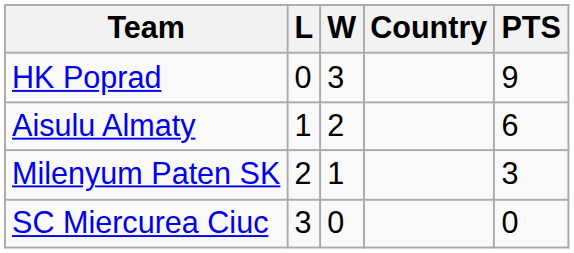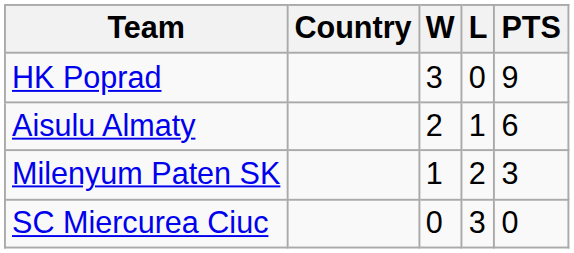columns swapped: (429, 28) <-> (304, 28)
